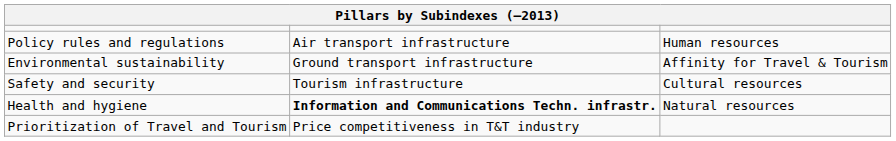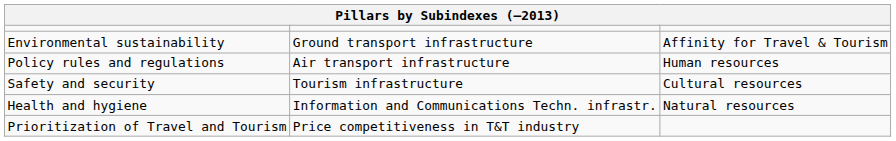rows swapped: (116, 42) <-> (116, 63)
(475, 105) bold -> (475, 105) normal
